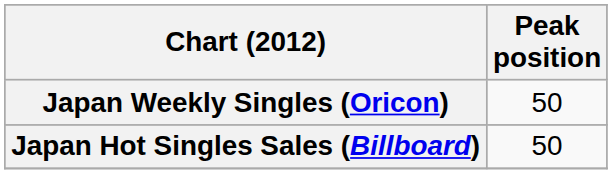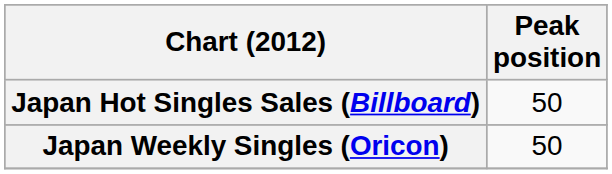rows swapped: (246, 102) <-> (246, 146)
